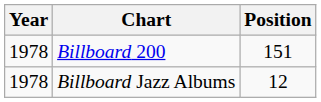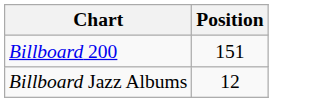- column: (29, 19)
